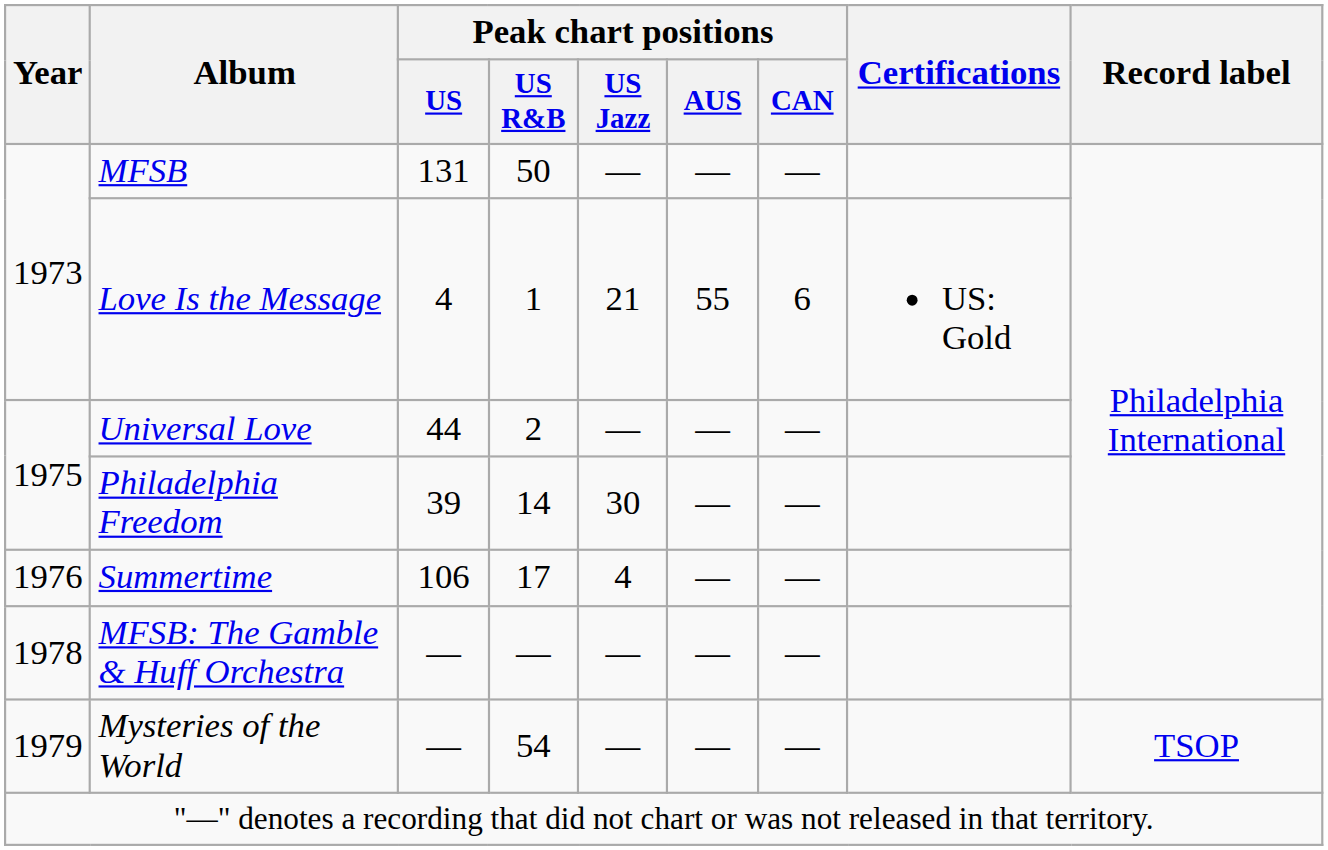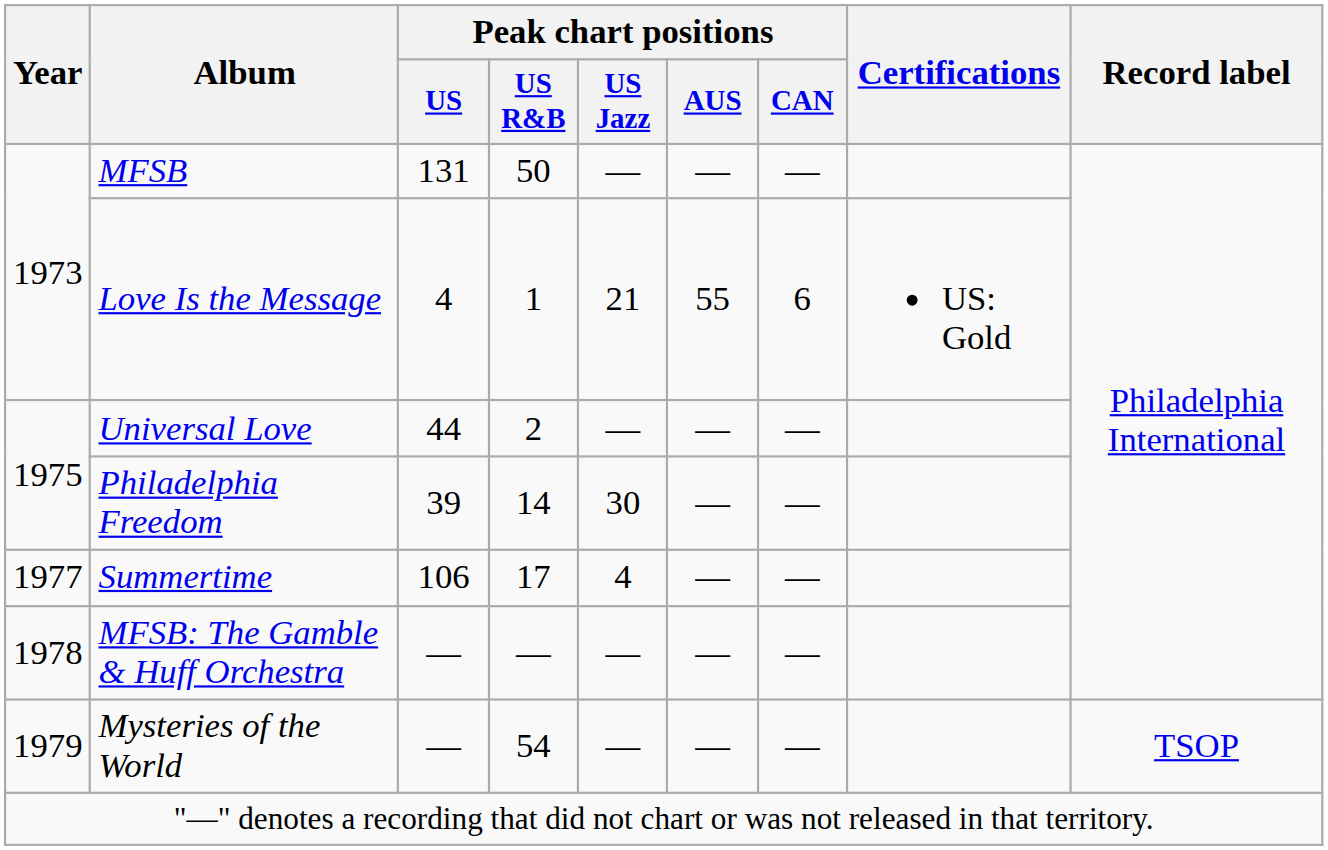(48, 577) 1976 -> (48, 577) 1977
